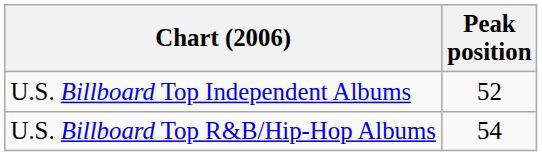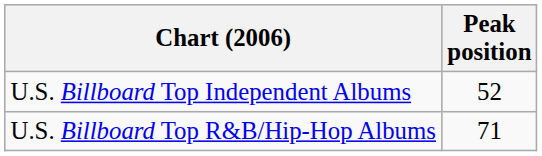(489, 130) 54 -> (489, 130) 71
